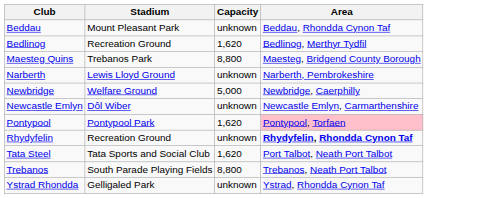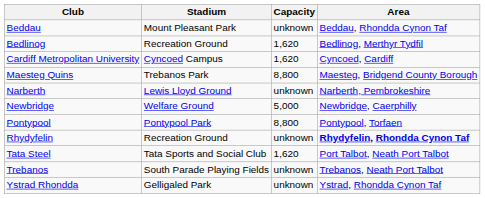+ row: (73, 59)
- row: (45, 106)
(229, 122) 1,620 -> (286, 122) 8,800
(304, 122) pink background -> (361, 122) no background
(229, 169) 8,800 -> (293, 169) unknown
